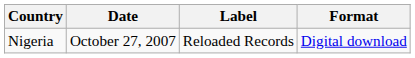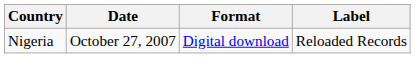columns swapped: (354, 16) <-> (238, 16)
